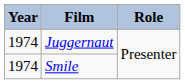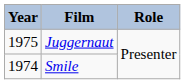(23, 41) 1974 -> (23, 41) 1975
